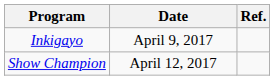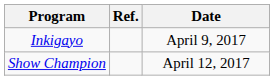columns swapped: (173, 16) <-> (253, 16)
